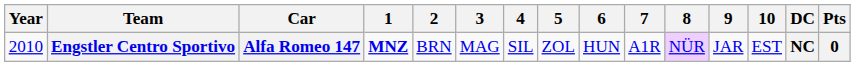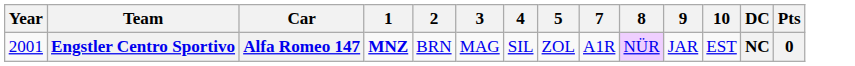- column: (602, 18)
(26, 46) 2010 -> (26, 46) 2001
